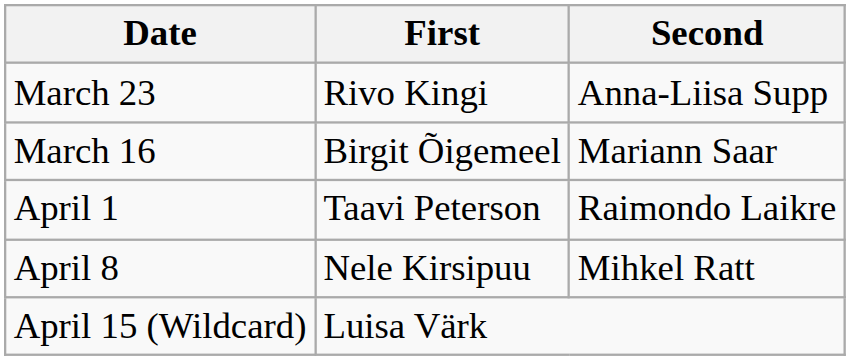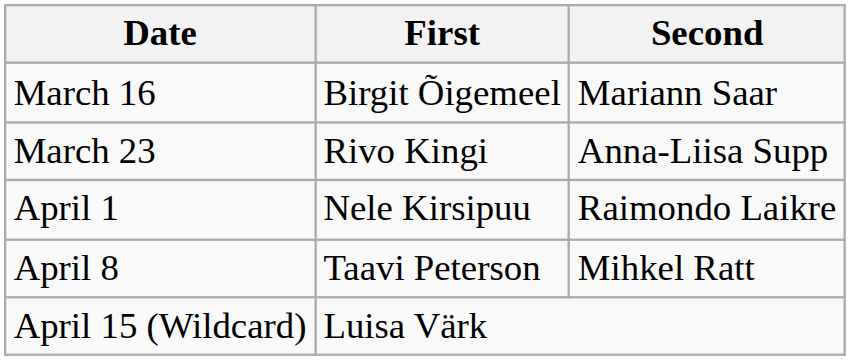rows swapped: (85, 150) <-> (85, 92)
(432, 208) Taavi Peterson -> (427, 208) Nele Kirsipuu
(427, 267) Nele Kirsipuu -> (432, 267) Taavi Peterson
